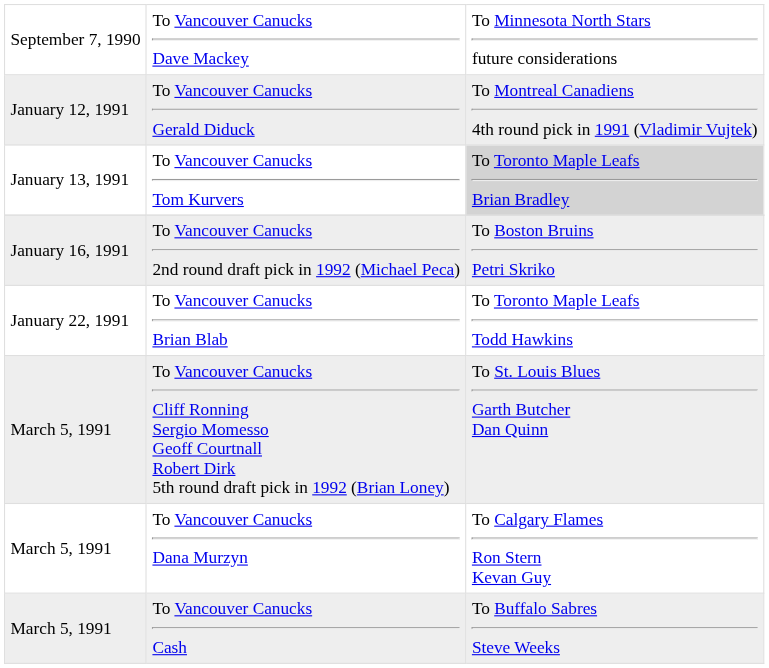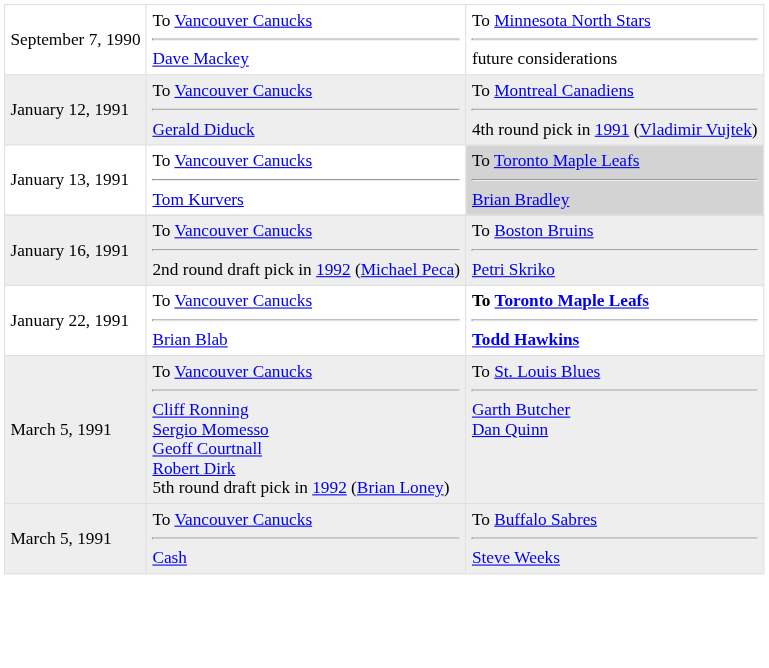(615, 320) normal -> (615, 320) bold
- row: (306, 538)
